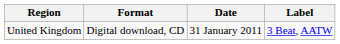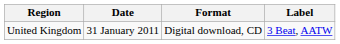columns swapped: (226, 13) <-> (135, 13)
